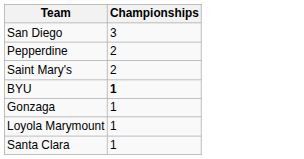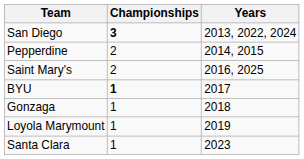+ column: (250, 13)
(113, 32) normal -> (113, 32) bold
